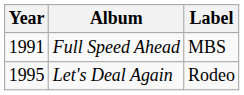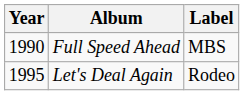(27, 47) 1991 -> (27, 47) 1990
